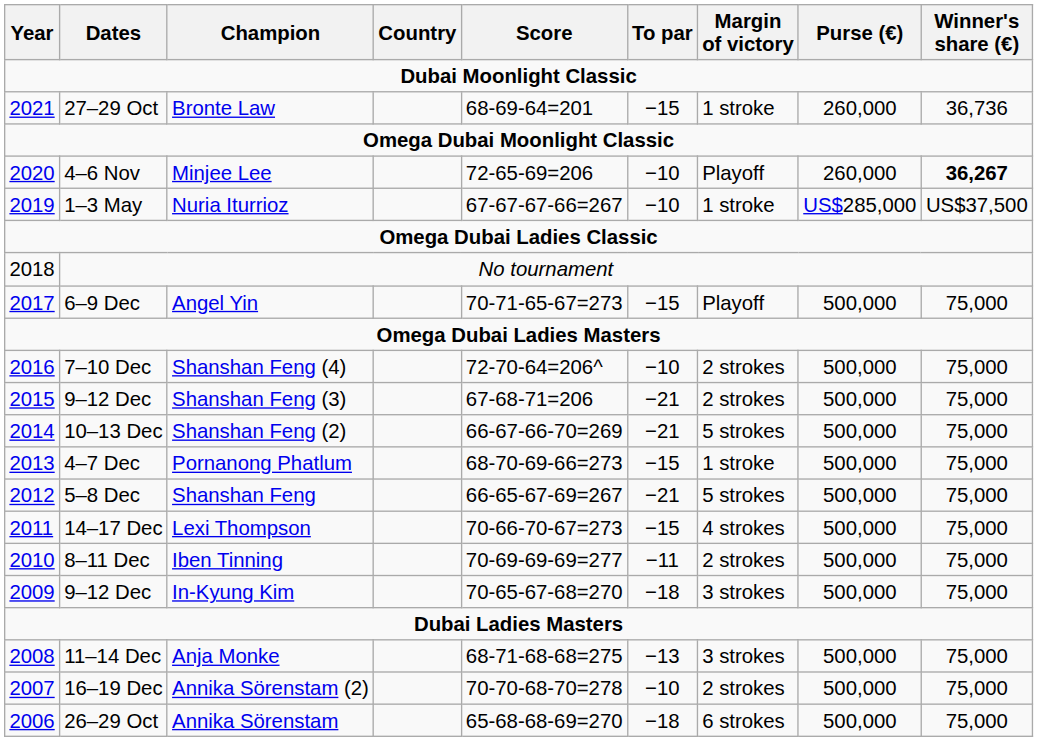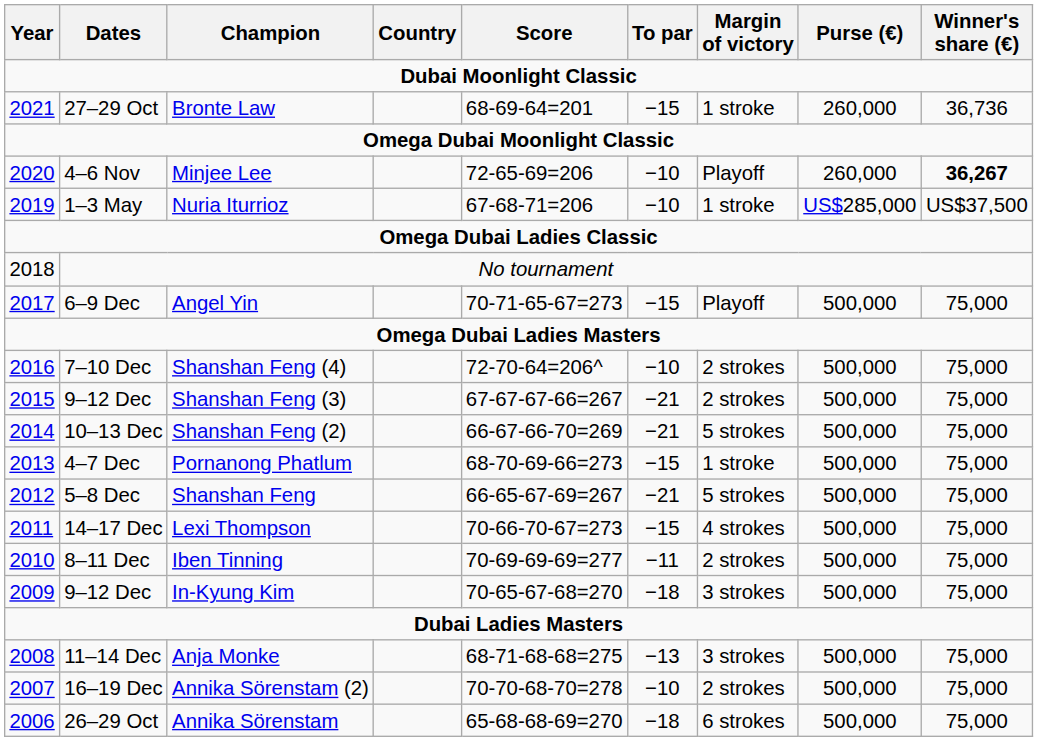(544, 205) 67-67-67-66=267 -> (529, 205) 67-68-71=206
(529, 398) 67-68-71=206 -> (544, 398) 67-67-67-66=267
